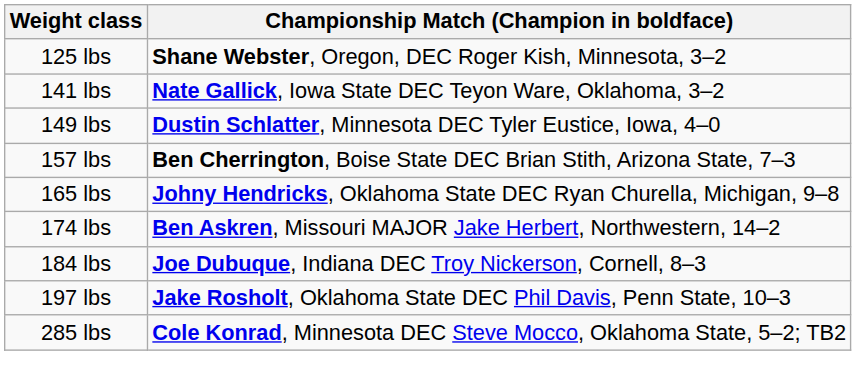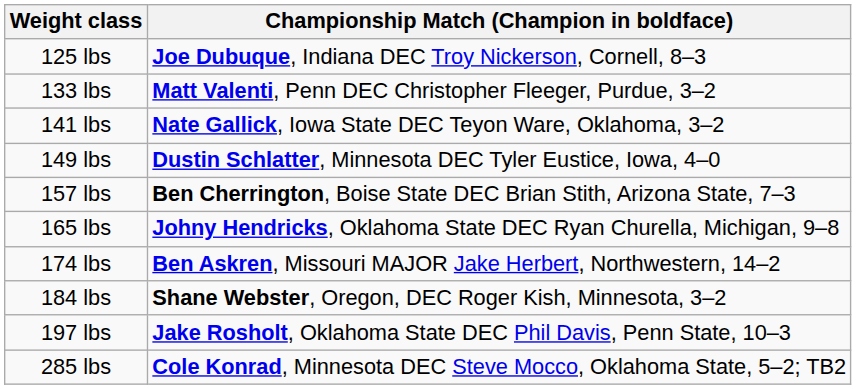(439, 56) Shane Webster, Oregon, DEC Roger Kish, Minnesota, 3–2 -> (429, 56) Joe Dubuque, Indiana DEC Troy Nickerson, Cornell, 8–3
+ row: (76, 90)
(429, 263) Joe Dubuque, Indiana DEC Troy Nickerson, Cornell, 8–3 -> (439, 297) Shane Webster, Oregon, DEC Roger Kish, Minnesota, 3–2
